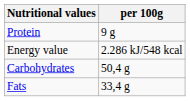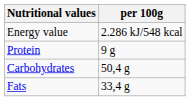rows swapped: (37, 50) <-> (24, 31)
